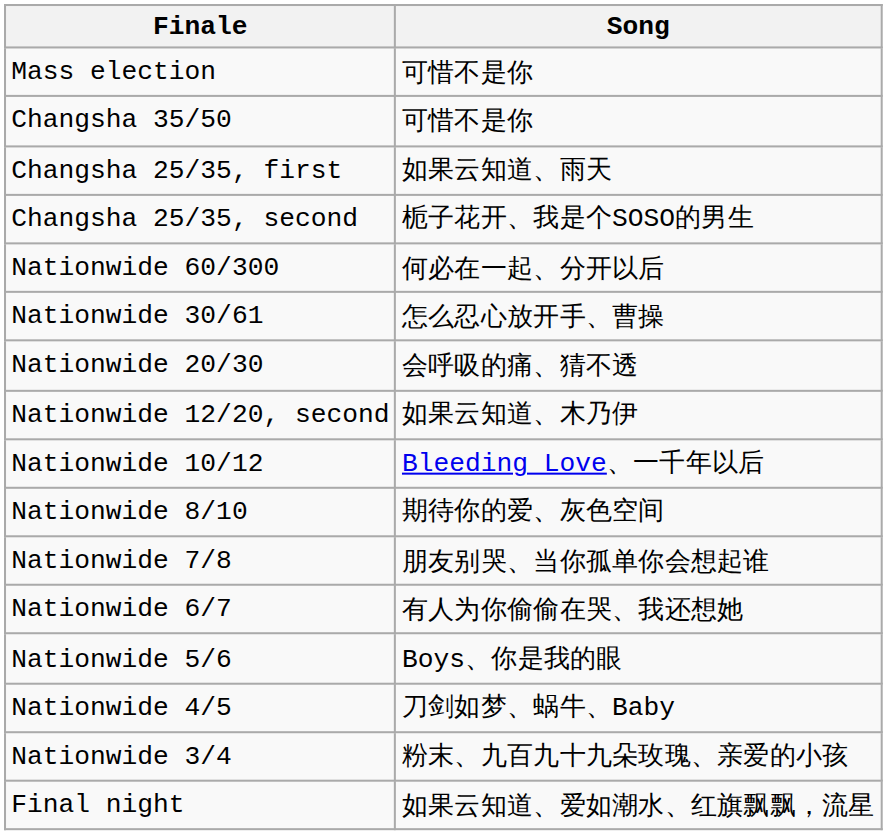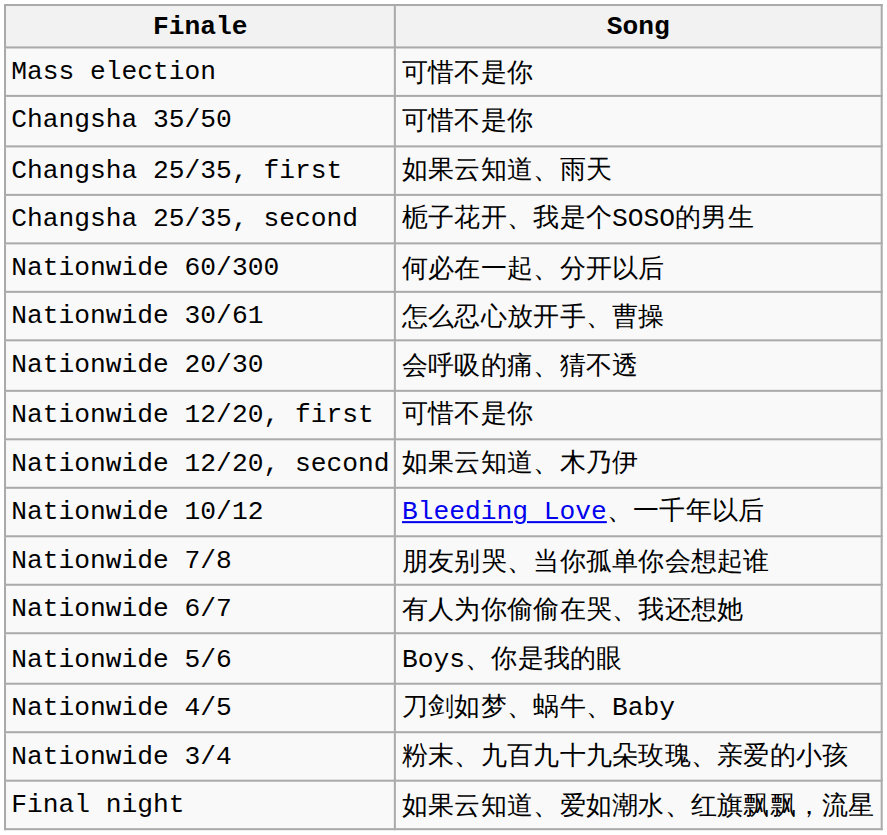+ row: (192, 414)
- row: (129, 512)
